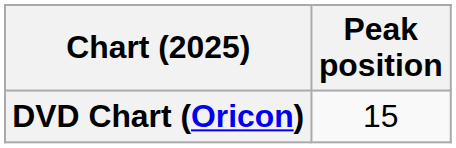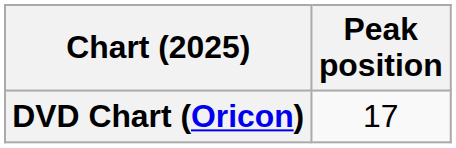(381, 116) 15 -> (381, 116) 17
